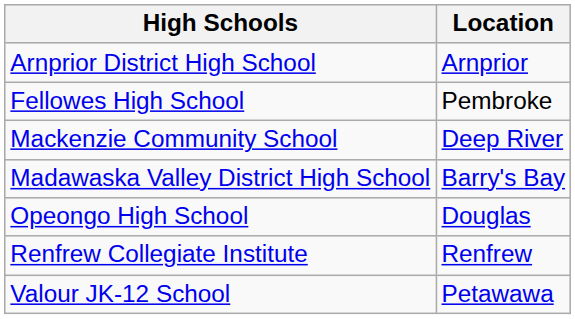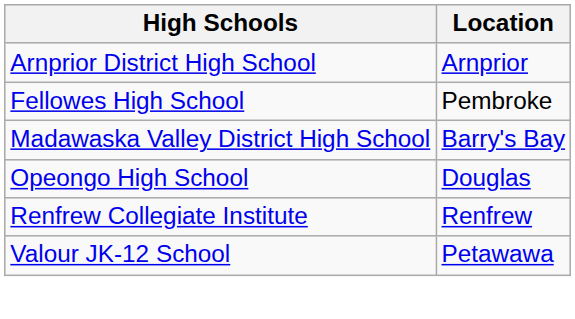- row: (174, 139)
